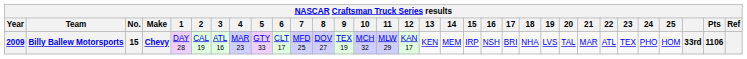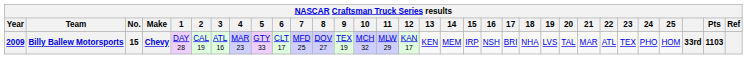(714, 43) 1106 -> (714, 43) 1103
